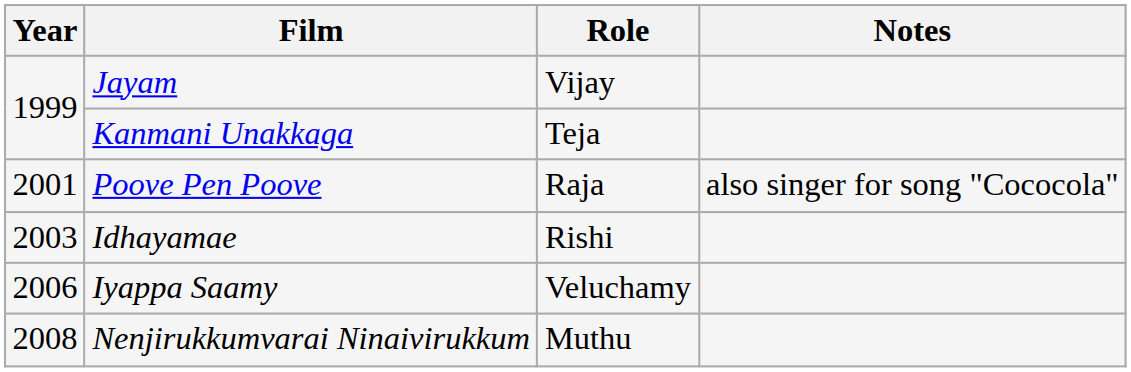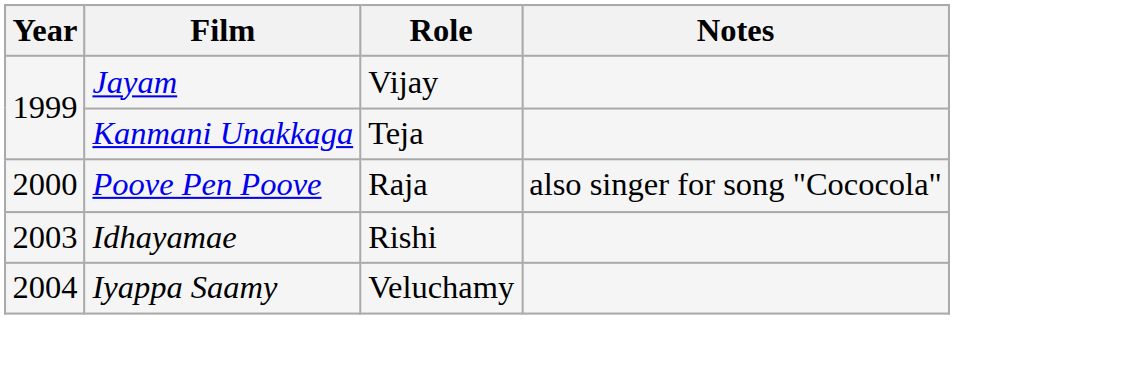(45, 184) 2001 -> (45, 184) 2000
(45, 287) 2006 -> (45, 287) 2004
- row: (311, 339)
